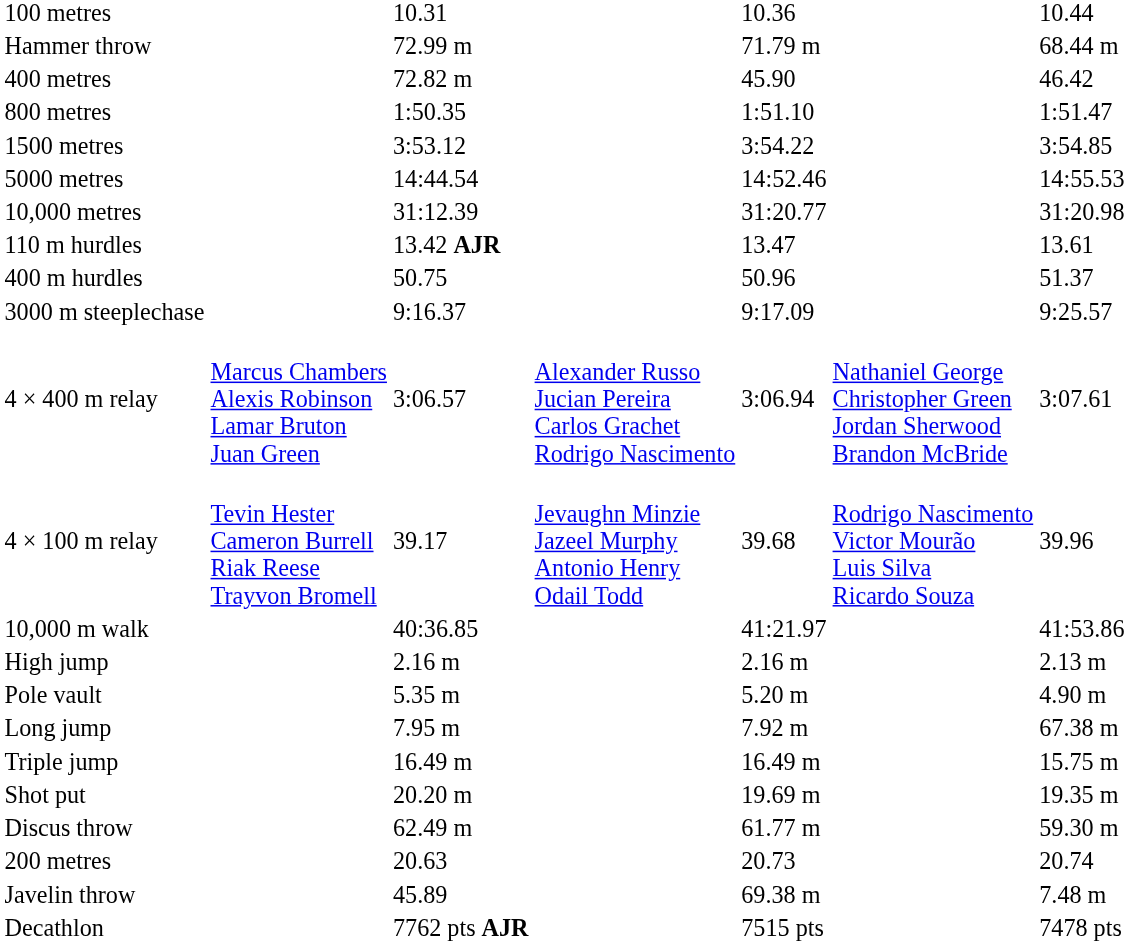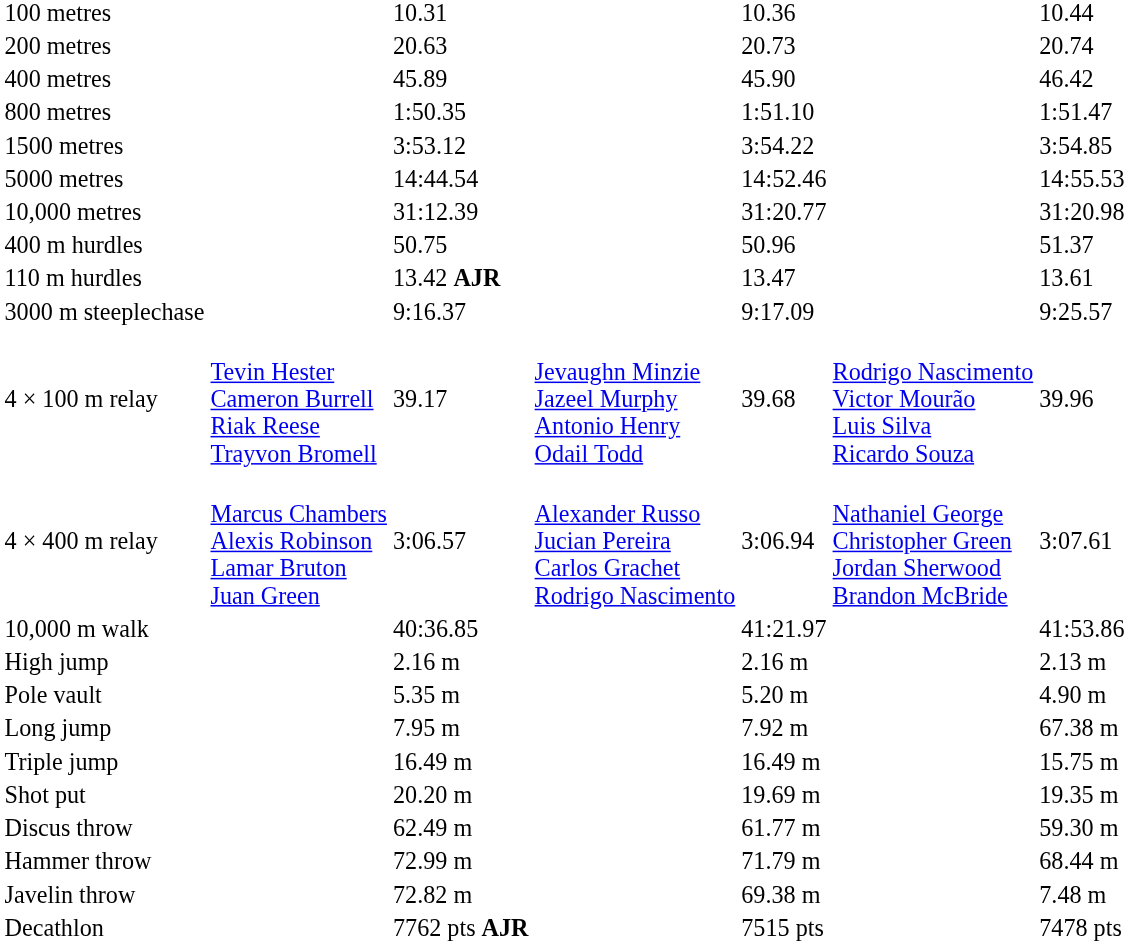rows swapped: (58, 861) <-> (78, 46)
(433, 79) 72.82 m -> (420, 79) 45.89
rows swapped: (73, 245) <-> (74, 278)
rows swapped: (81, 541) <-> (81, 399)
(420, 894) 45.89 -> (433, 894) 72.82 m
